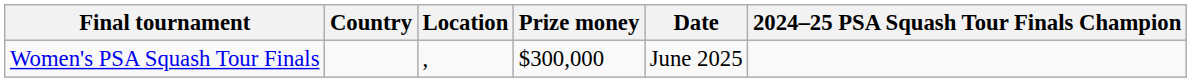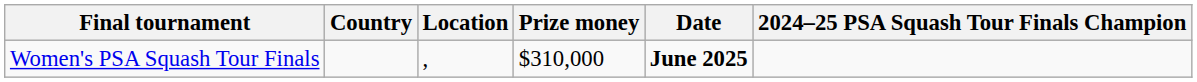(561, 58) $300,000 -> (561, 58) $310,000
(696, 58) normal -> (699, 58) bold
